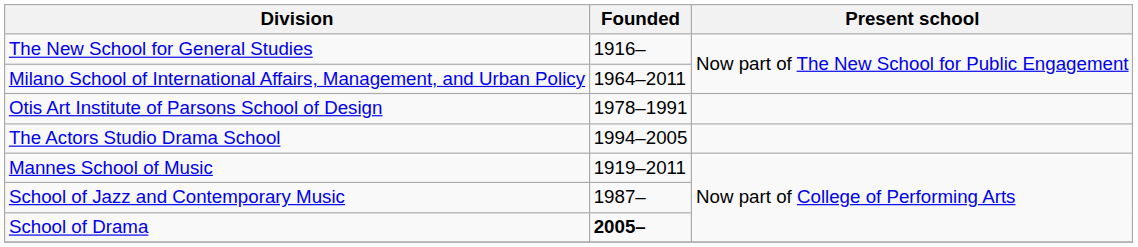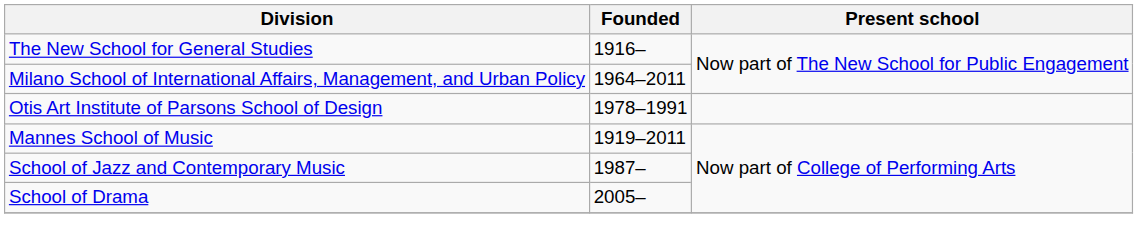- row: (145, 138)
(620, 227) bold -> (620, 197) normal
